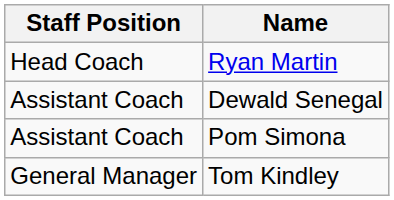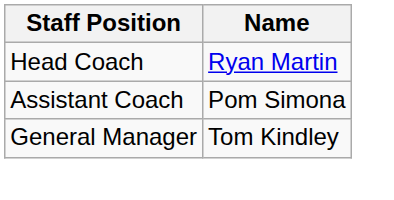- row: (296, 99)
